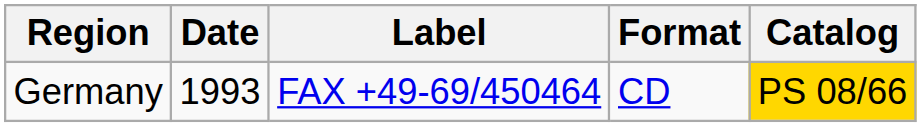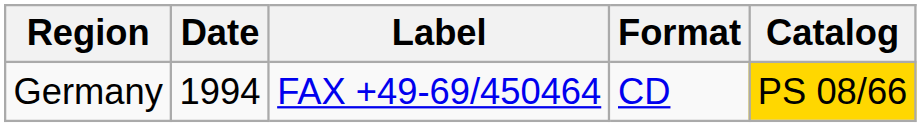(220, 90) 1993 -> (220, 90) 1994
